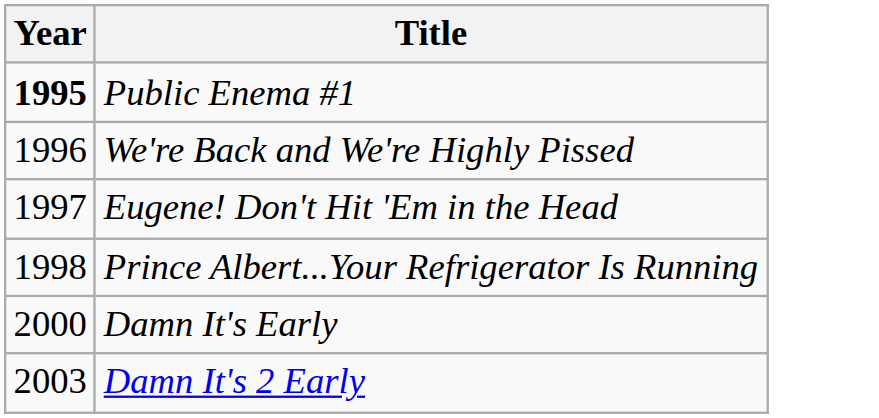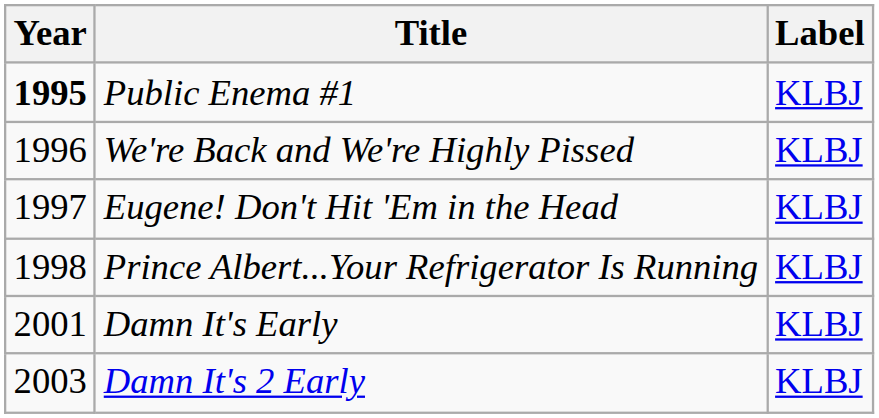+ column: (820, 33)
(50, 324) 2000 -> (50, 324) 2001
